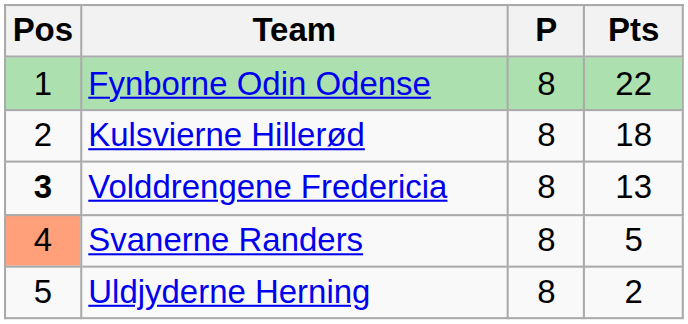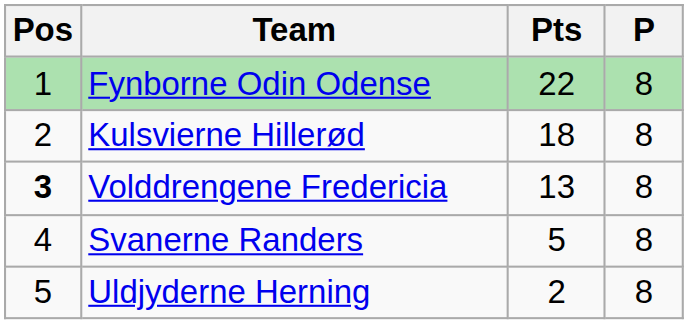columns swapped: (546, 30) <-> (634, 30)
(43, 239) lightsalmon background -> (43, 239) no background
